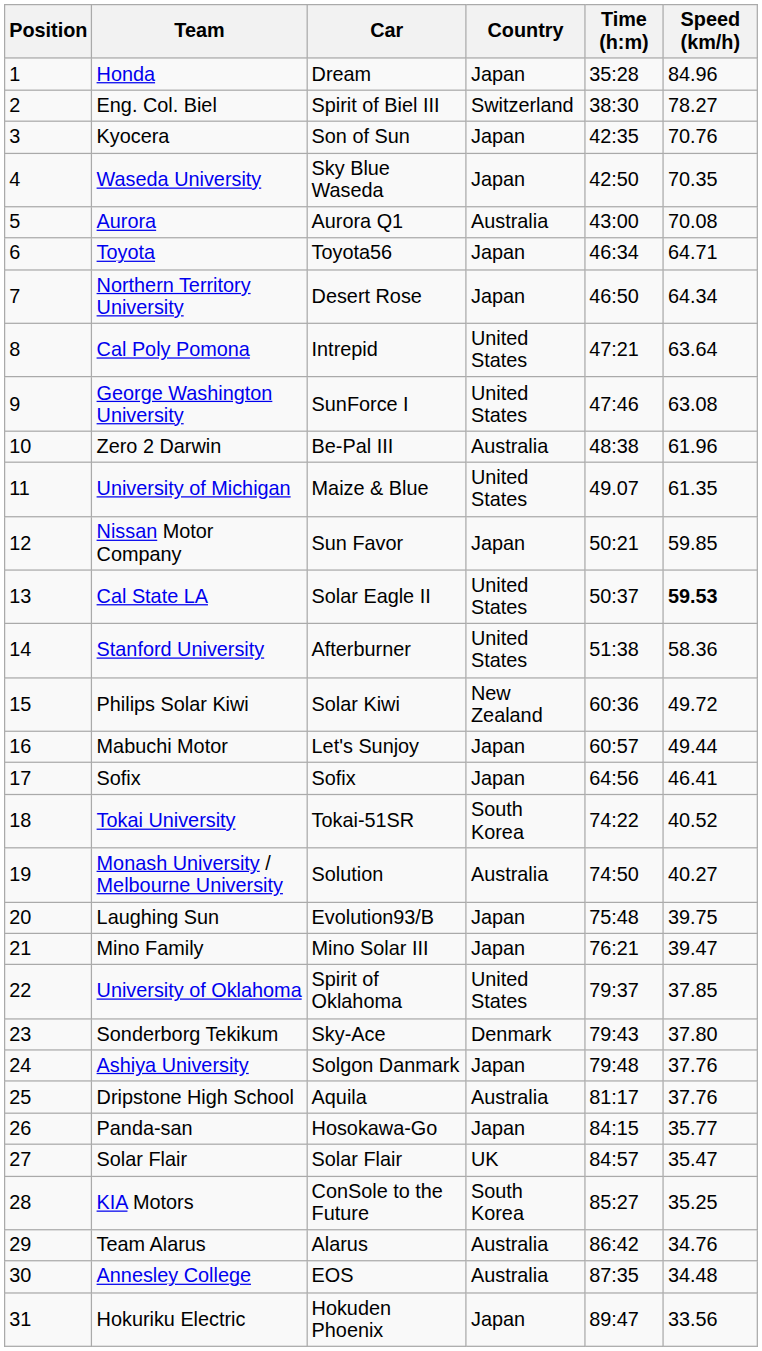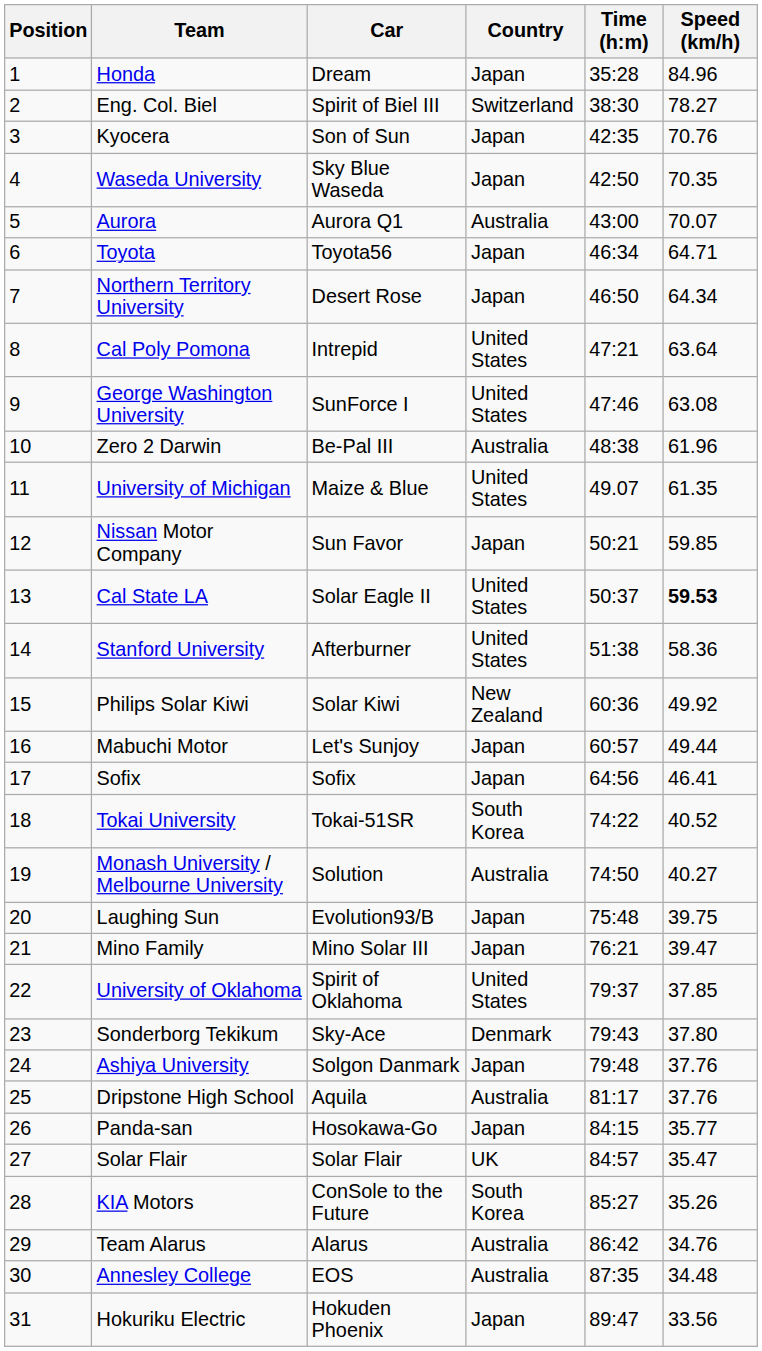(693, 222) 70.08 -> (693, 222) 70.07
(693, 704) 49.72 -> (693, 704) 49.92
(693, 1202) 35.25 -> (693, 1202) 35.26
